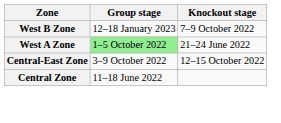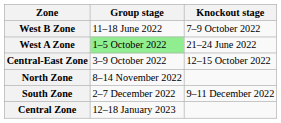(134, 28) 12–18 January 2023 -> (127, 28) 11–18 June 2022
+ row: (47, 77)
+ row: (47, 93)
(127, 77) 11–18 June 2022 -> (134, 110) 12–18 January 2023
